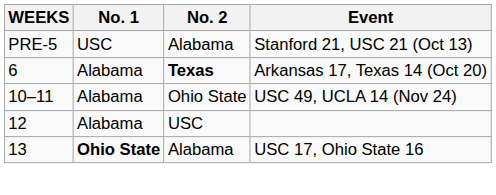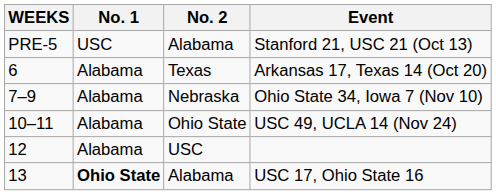(191, 70) bold -> (190, 70) normal
+ row: (368, 96)
